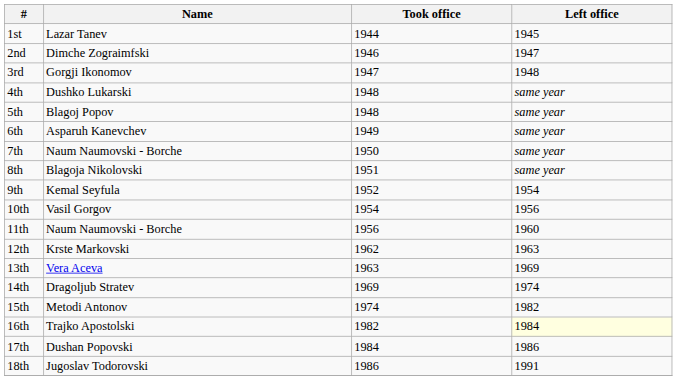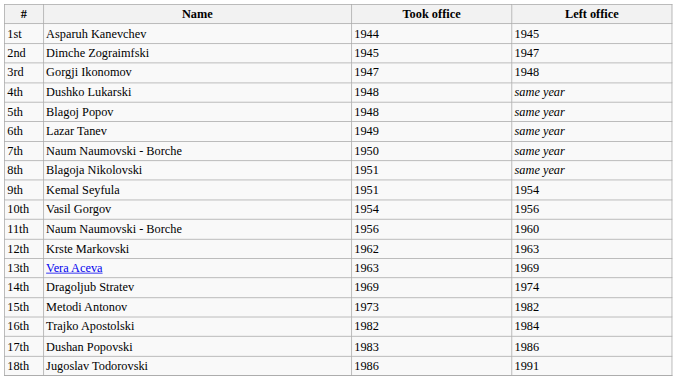(77, 33) Lazar Tanev -> (96, 33) Asparuh Kanevchev
(367, 53) 1946 -> (367, 53) 1945
(96, 131) Asparuh Kanevchev -> (77, 131) Lazar Tanev
(367, 190) 1952 -> (367, 190) 1951
(367, 307) 1974 -> (367, 307) 1973
(527, 326) lightyellow background -> (527, 326) no background
(367, 346) 1984 -> (367, 346) 1983
